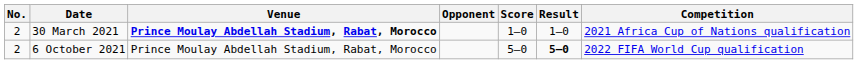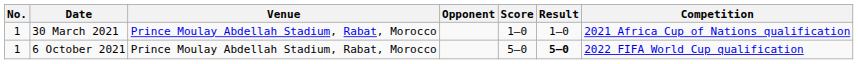(17, 31) 2 -> (17, 31) 1
(284, 31) bold -> (284, 31) normal
(17, 49) 2 -> (17, 49) 1
